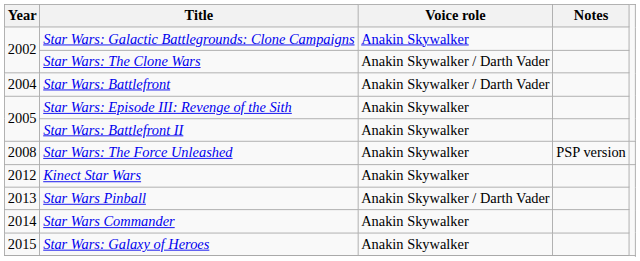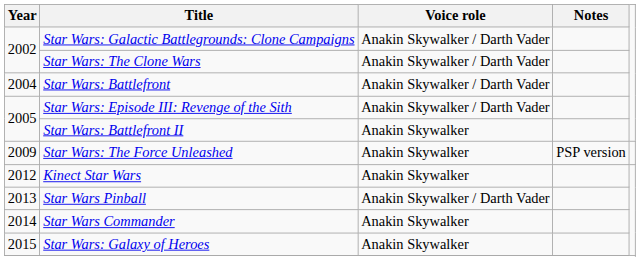(415, 38) Anakin Skywalker -> (455, 38) Anakin Skywalker / Darth Vader
(415, 107) Anakin Skywalker -> (455, 107) Anakin Skywalker / Darth Vader
(22, 152) 2008 -> (22, 152) 2009
